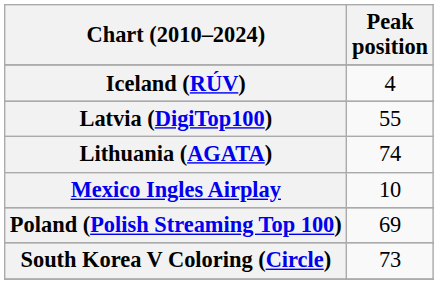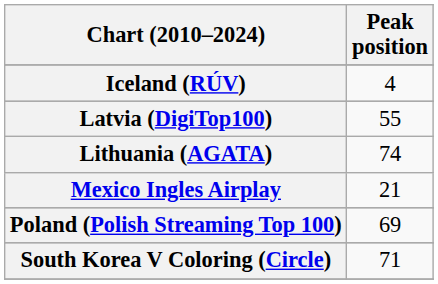(390, 189) 10 -> (390, 189) 21
(390, 260) 73 -> (390, 260) 71
